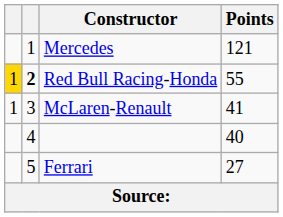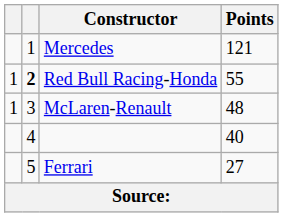(13, 78) gold background -> (13, 78) no background
(235, 107) 41 -> (235, 107) 48
